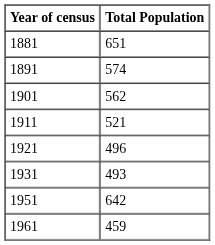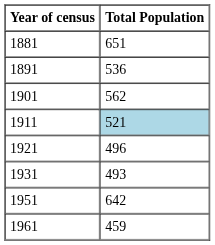(116, 70) 574 -> (116, 70) 536
(116, 122) no background -> (116, 122) lightblue background
